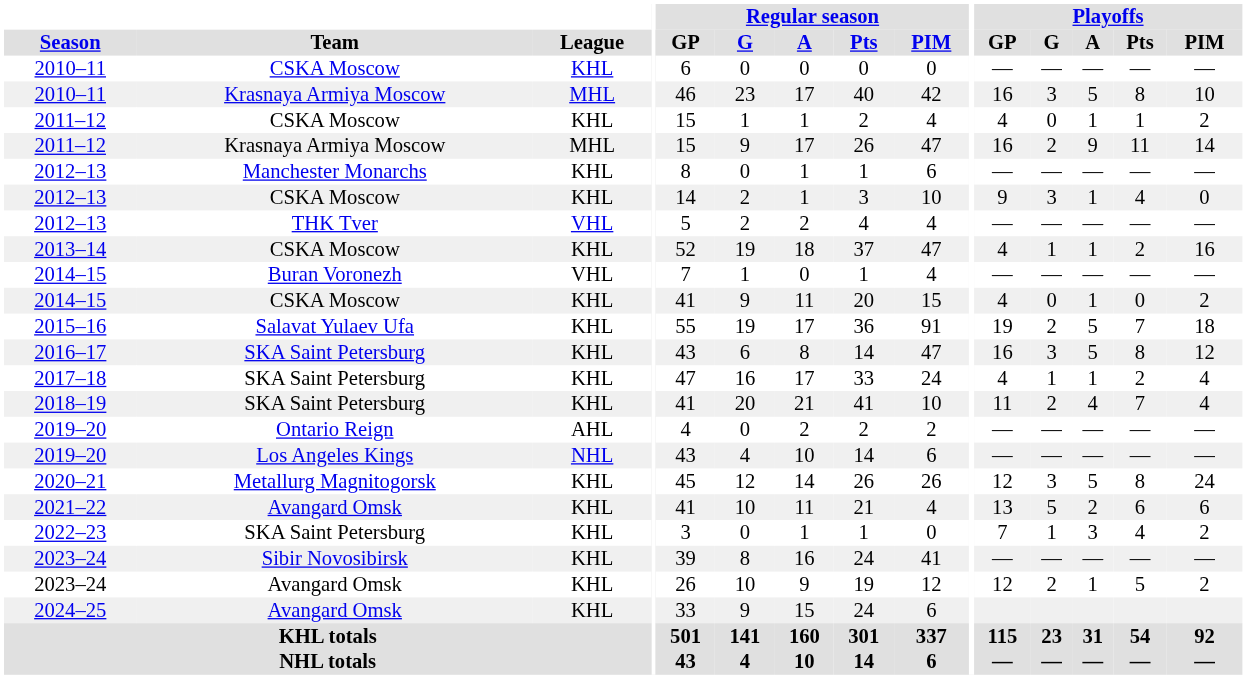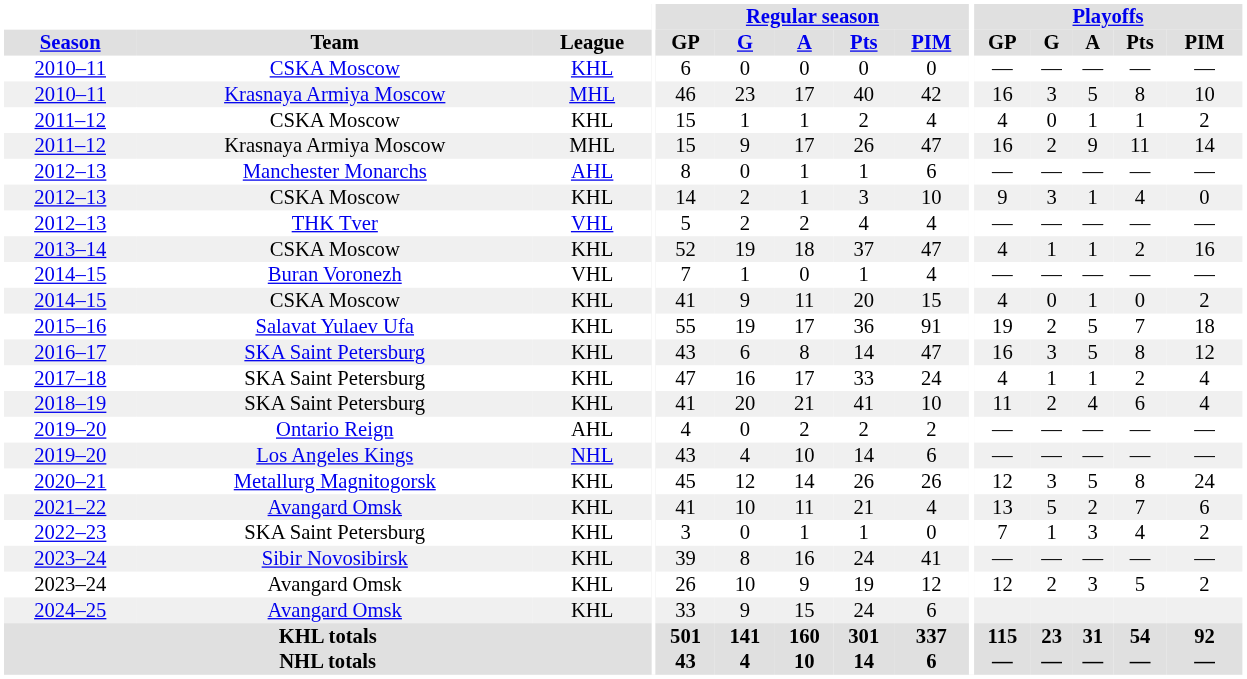(592, 171) KHL -> (592, 171) AHL
(1140, 403) 7 -> (1140, 403) 6
(1140, 506) 6 -> (1140, 506) 7
(1093, 584) 1 -> (1093, 584) 3
